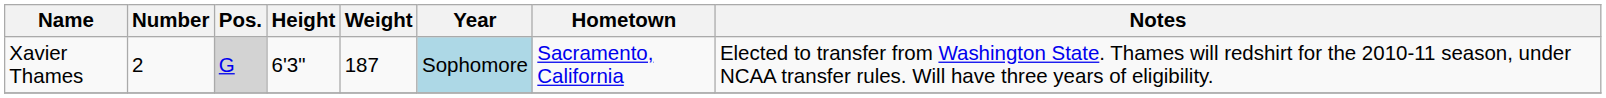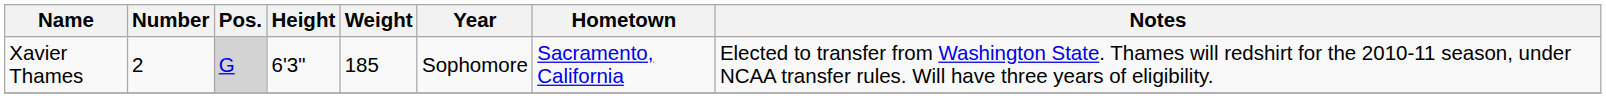(362, 64) 187 -> (362, 64) 185
(475, 64) lightblue background -> (475, 64) no background
